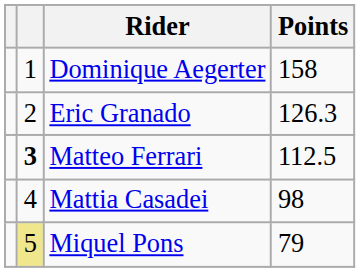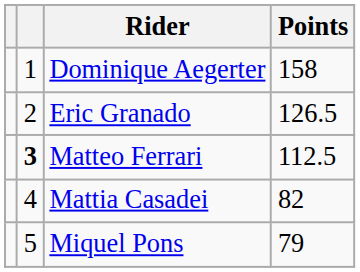(308, 112) 126.3 -> (308, 112) 126.5
(291, 199) 98 -> (291, 199) 82
(30, 243) khaki background -> (30, 243) no background
